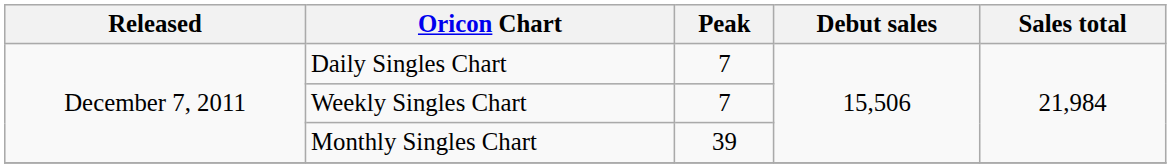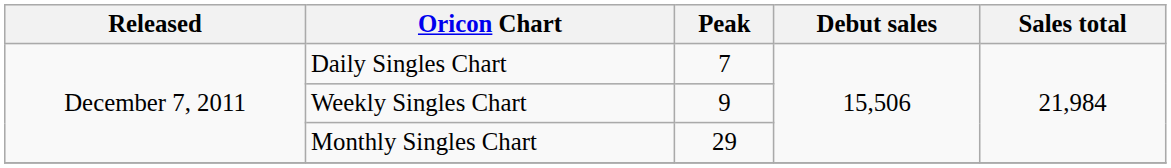(724, 102) 7 -> (724, 102) 9
(724, 142) 39 -> (724, 142) 29
